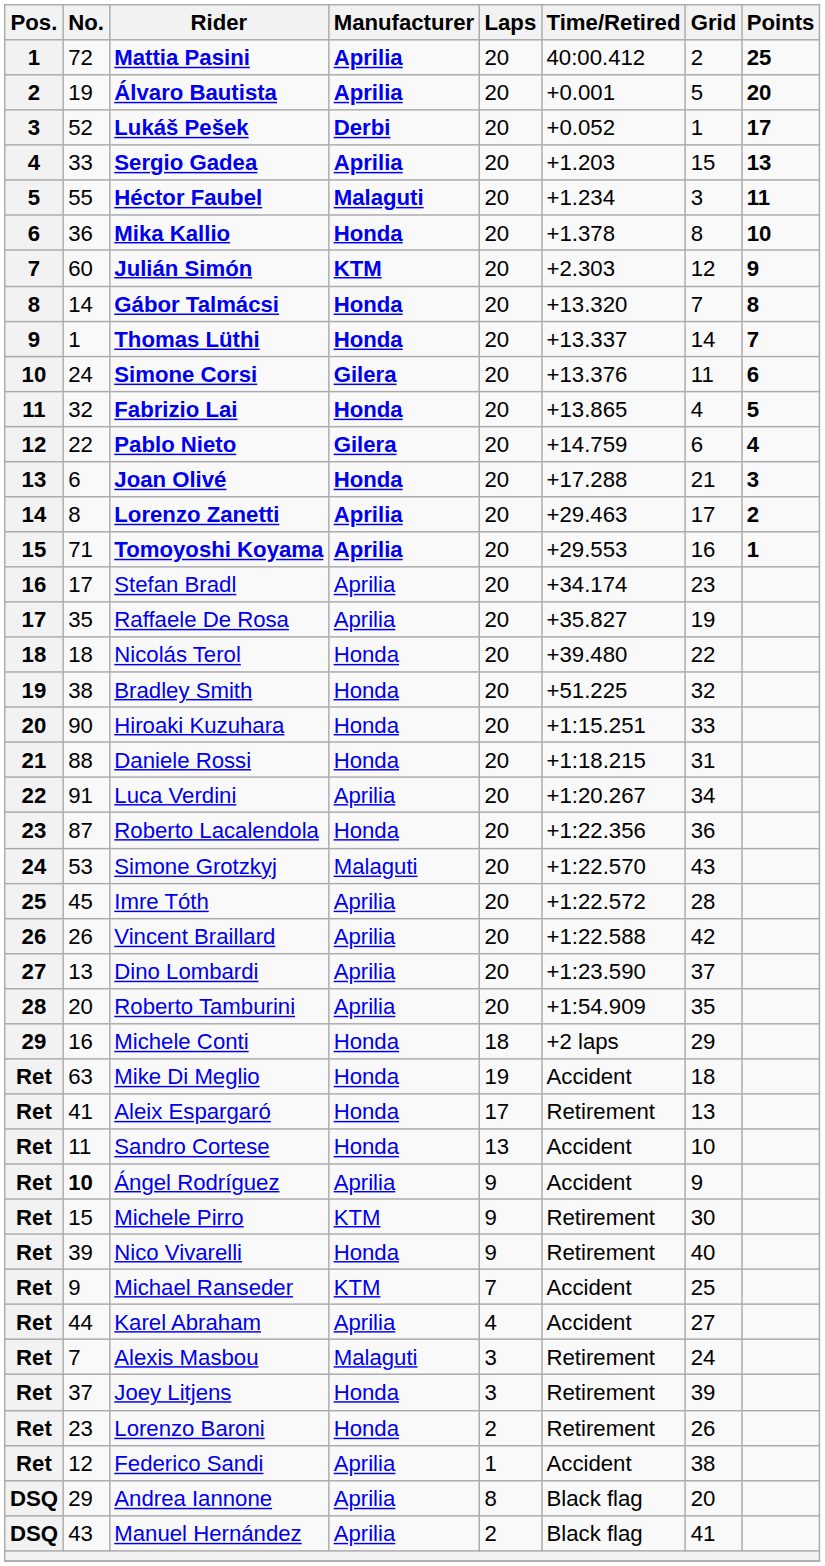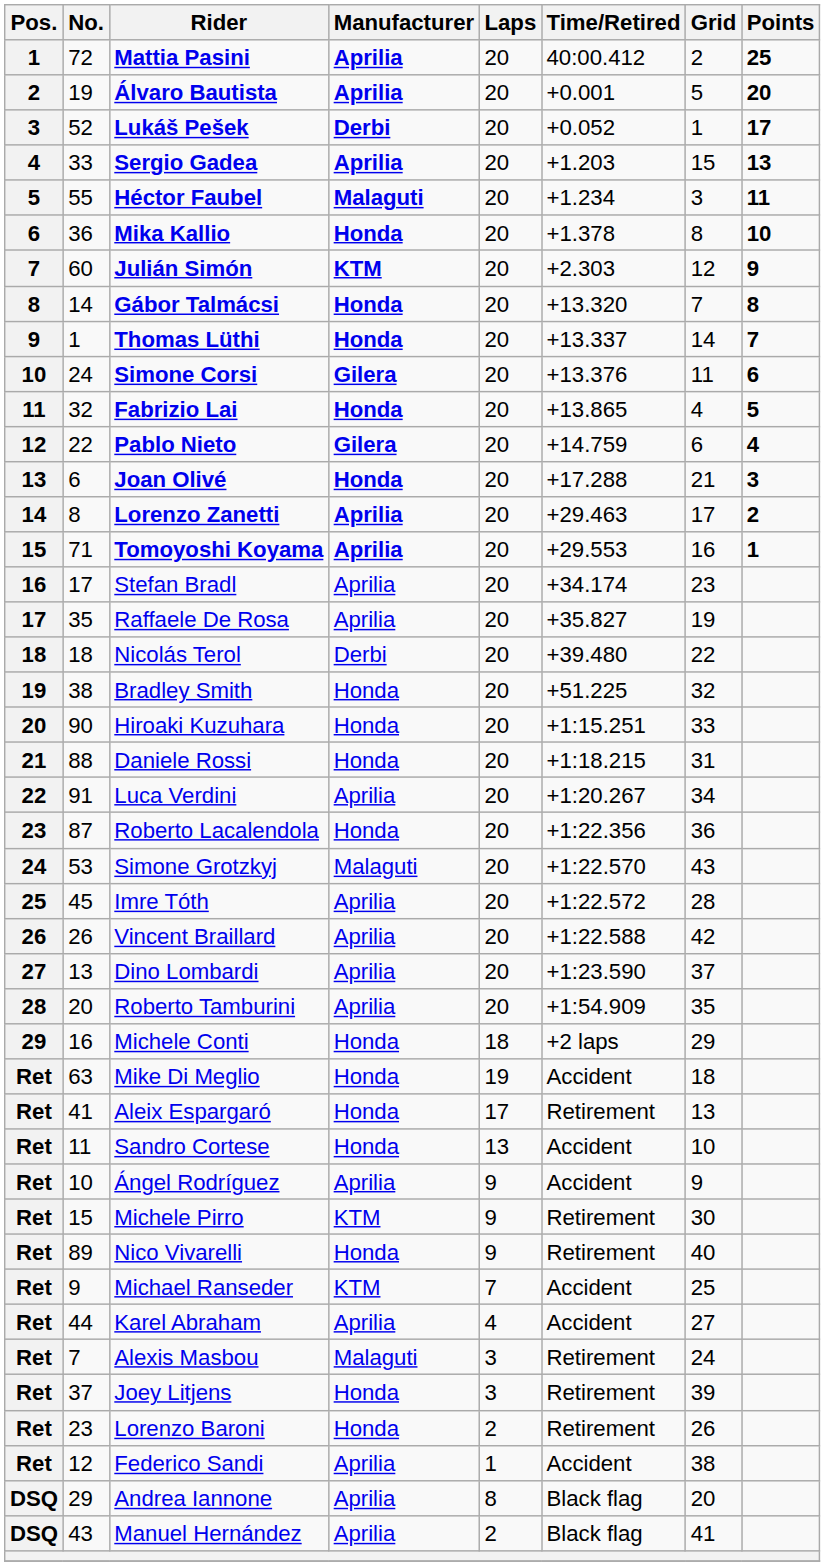(366, 655) Honda -> (360, 655) Derbi
(81, 1182) bold -> (81, 1182) normal
(81, 1252) 39 -> (81, 1252) 89
